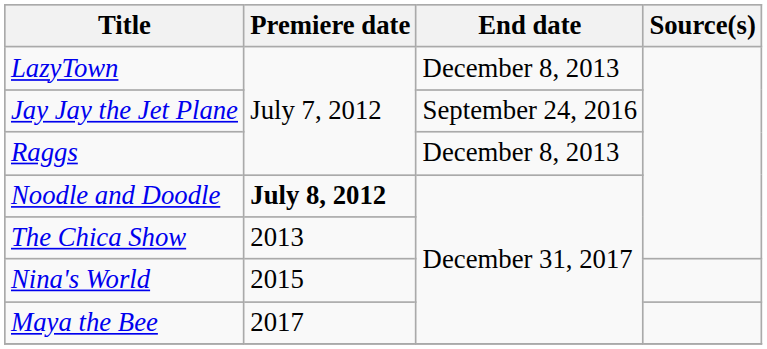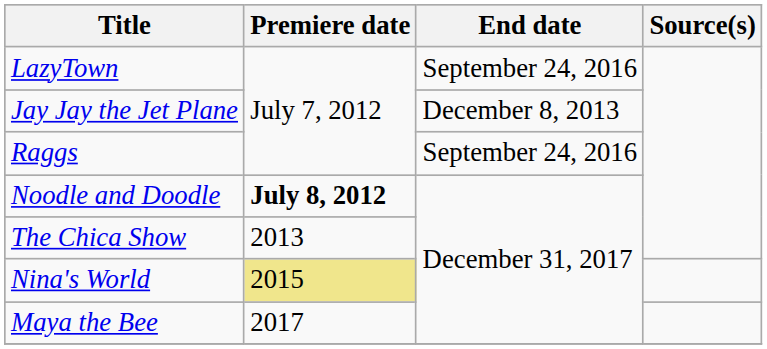(521, 68) December 8, 2013 -> (530, 68) September 24, 2016
(530, 110) September 24, 2016 -> (521, 110) December 8, 2013
(521, 152) December 8, 2013 -> (530, 152) September 24, 2016
(277, 279) no background -> (277, 279) khaki background
